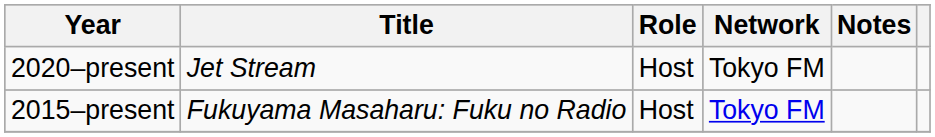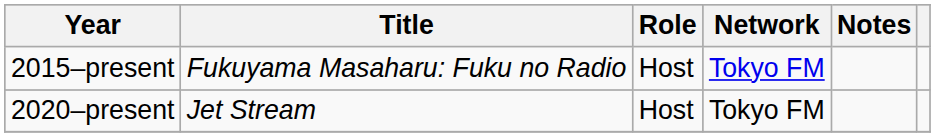rows swapped: (93, 110) <-> (93, 68)
